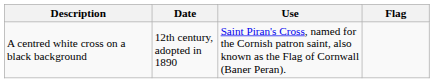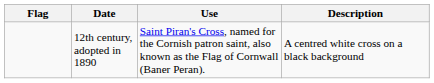columns swapped: (396, 13) <-> (78, 13)
